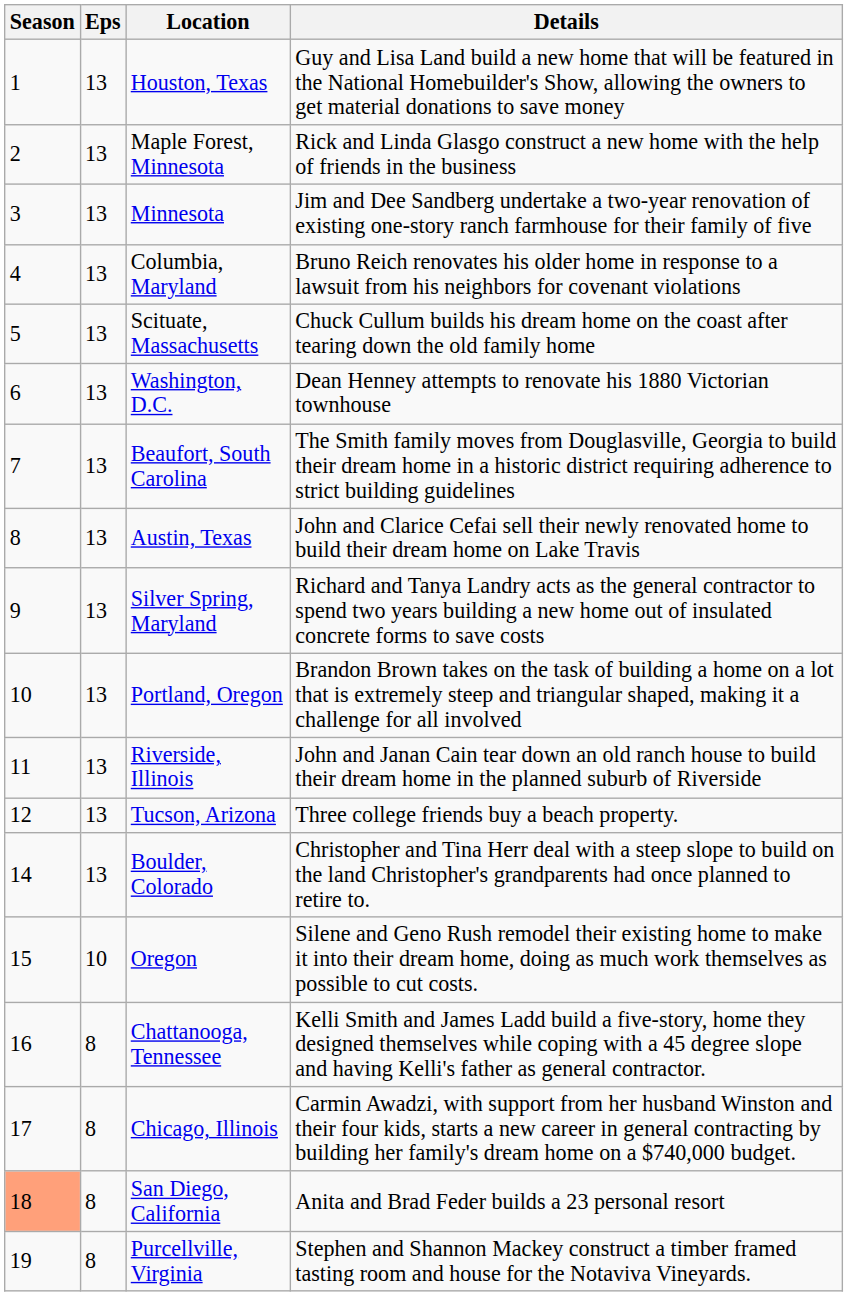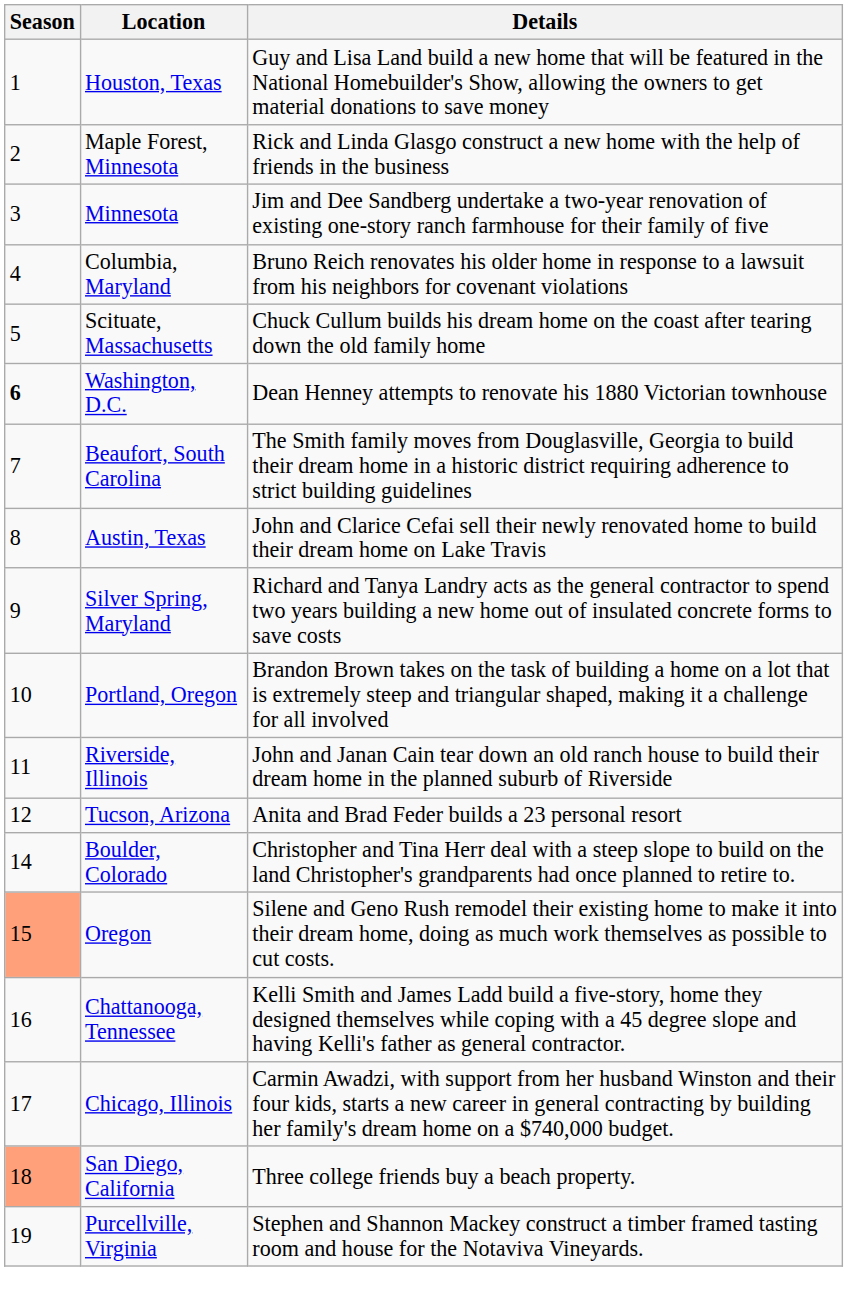- column: (103, 22)
(15, 393) normal -> (15, 393) bold
(487, 814) Three college friends buy a beach property. -> (467, 814) Anita and Brad Feder builds a 23 personal resort
(21, 959) no background -> (21, 934) lightsalmon background
(510, 1201) Anita and Brad Feder builds a 23 personal resort -> (444, 1176) Three college friends buy a beach property.
